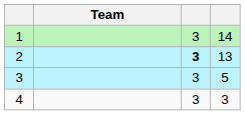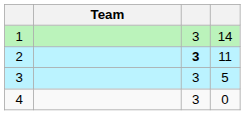(225, 57) 13 -> (225, 57) 11
(225, 99) 3 -> (225, 99) 0
